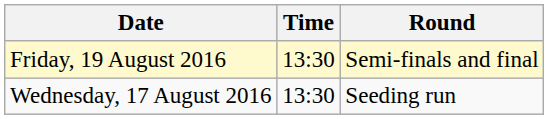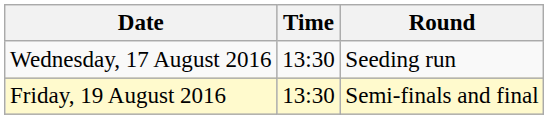rows swapped: (141, 95) <-> (118, 59)
